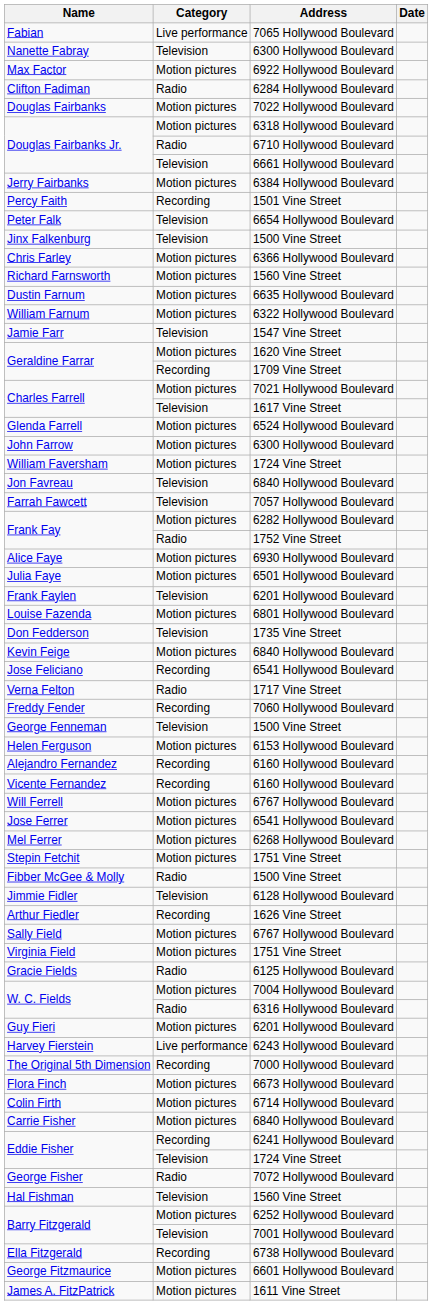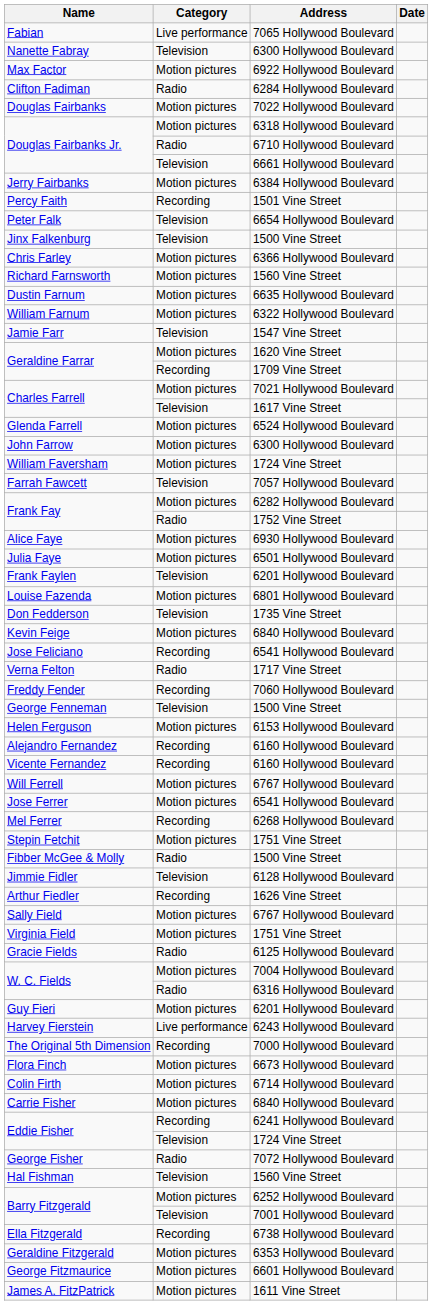- row: (40, 483)
(196, 840) Motion pictures -> (183, 821) Recording
+ row: (60, 1253)
